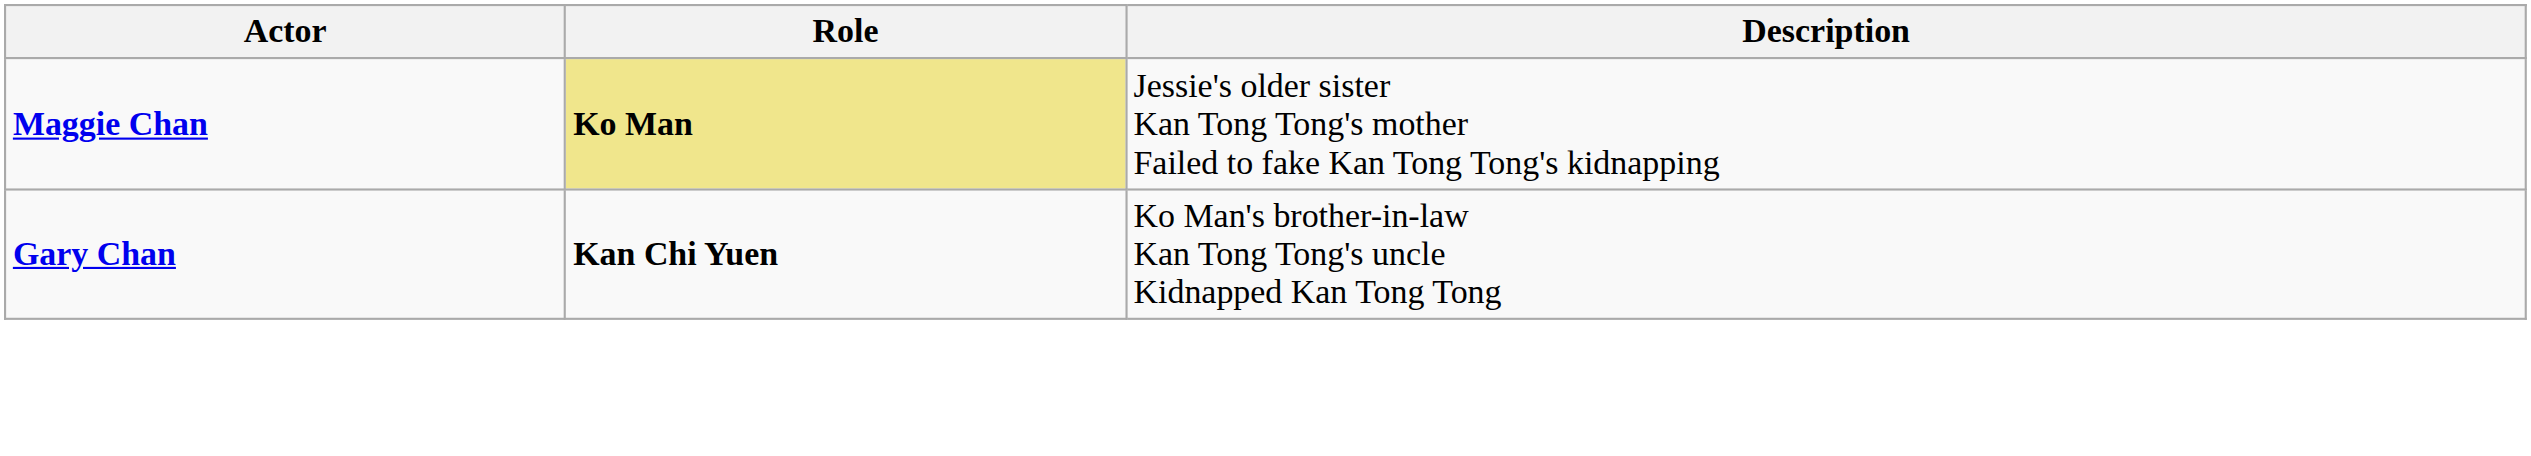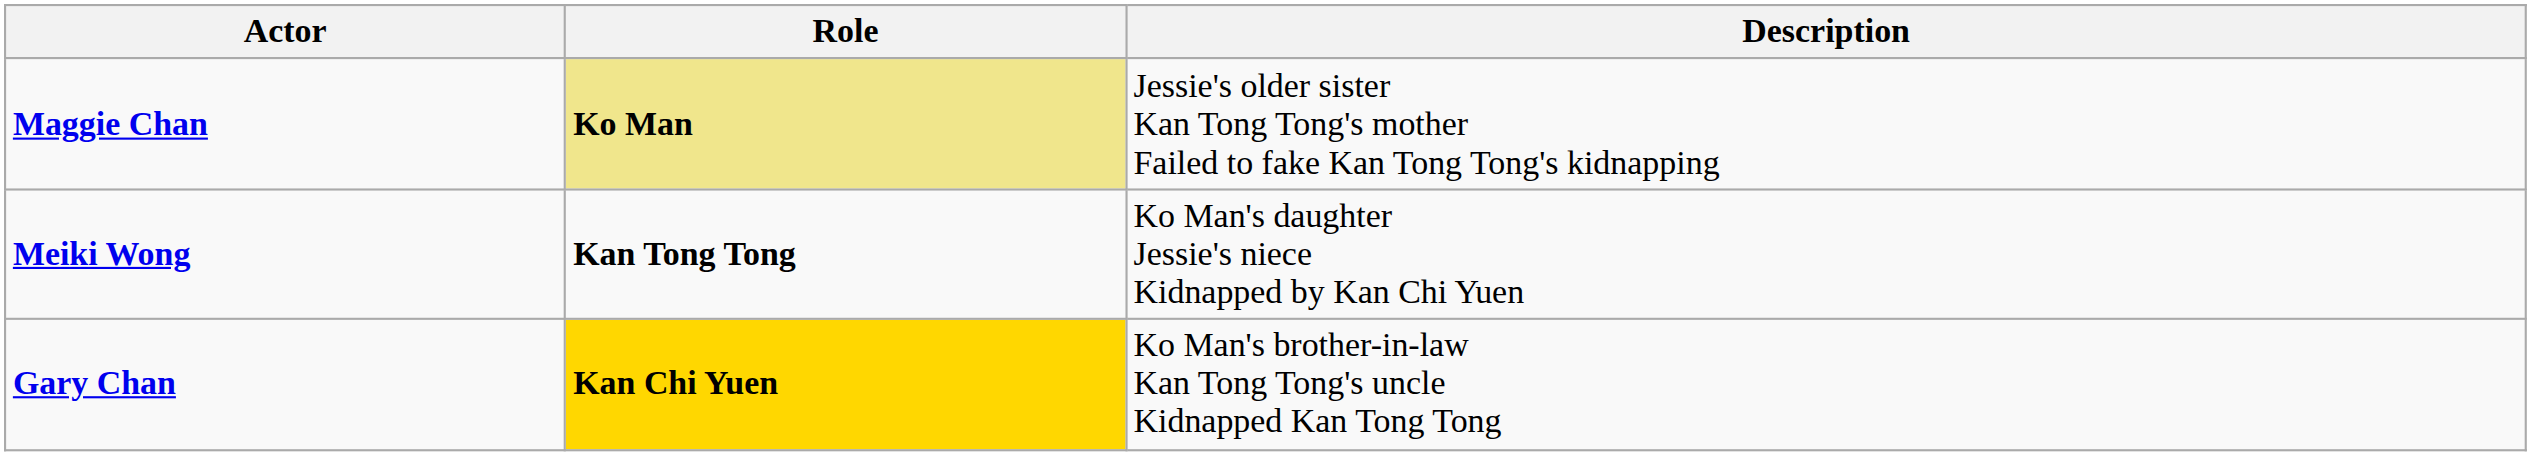+ row: (102, 253)
(676, 253) no background -> (676, 383) gold background
